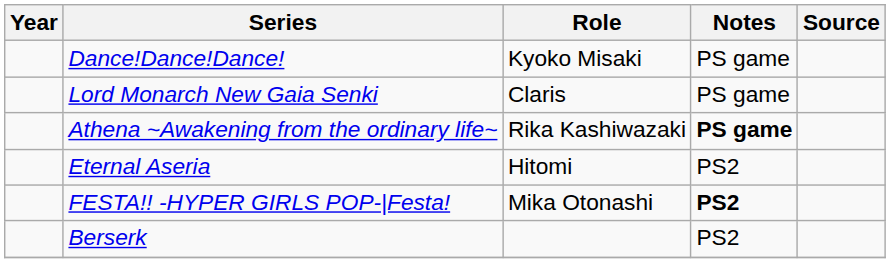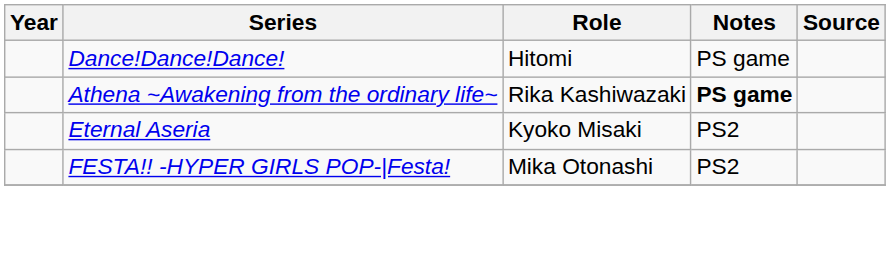(575, 58) Kyoko Misaki -> (540, 58) Hitomi
- row: (223, 94)
(540, 166) Hitomi -> (575, 130) Kyoko Misaki
(718, 202) bold -> (718, 166) normal
- row: (108, 238)
